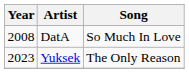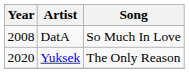(21, 57) 2023 -> (21, 57) 2020
